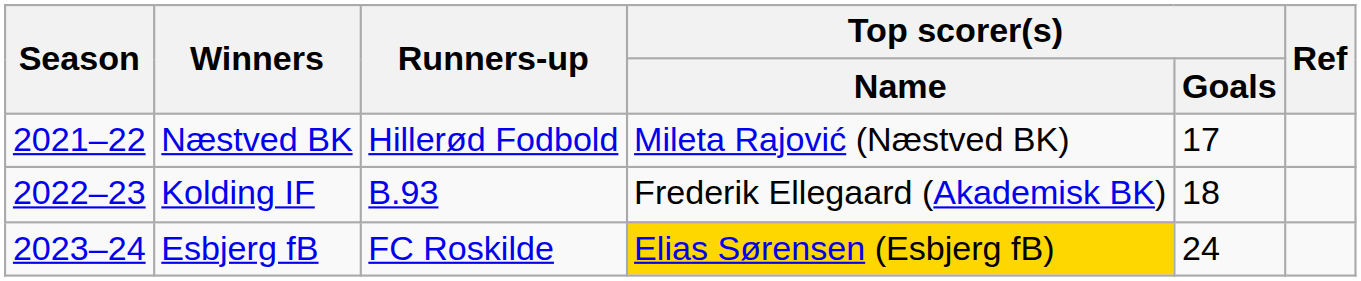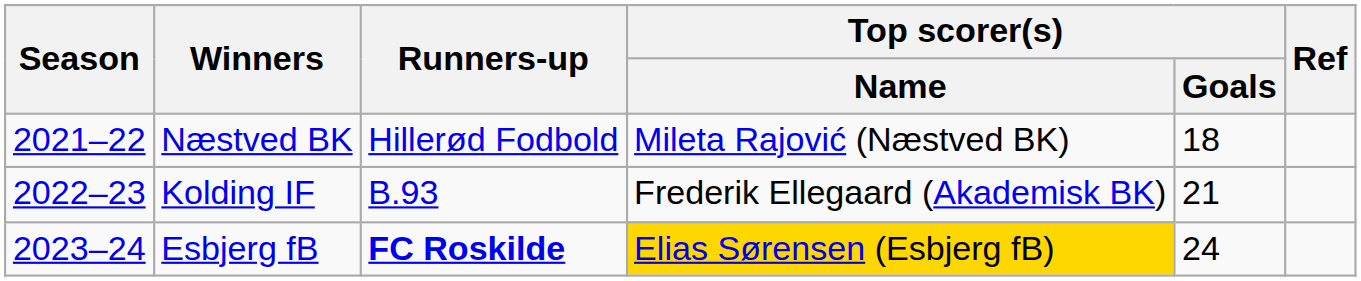(1201, 139) 17 -> (1201, 139) 18
(1201, 193) 18 -> (1201, 193) 21
(461, 247) normal -> (467, 247) bold
